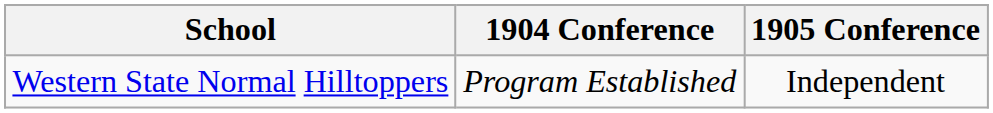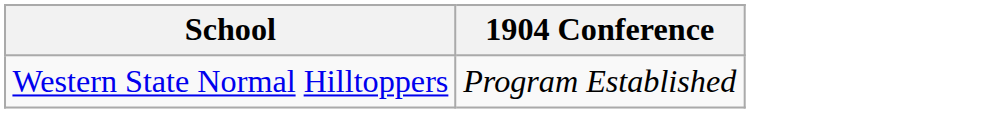- column: (866, 30)
